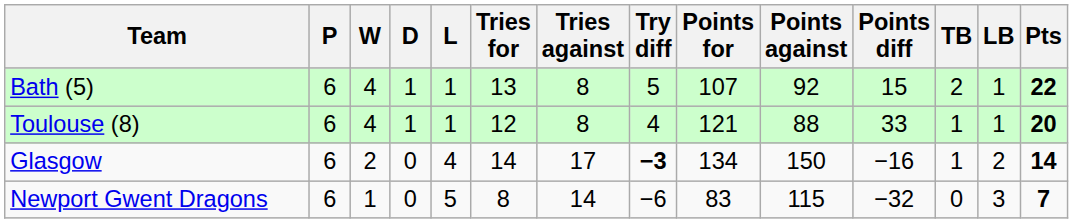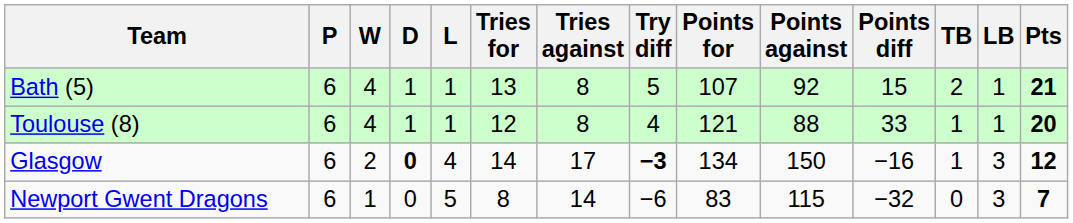(1044, 86) 22 -> (1044, 86) 21
(410, 161) normal -> (410, 161) bold
(999, 161) 2 -> (999, 161) 3
(1044, 161) 14 -> (1044, 161) 12
